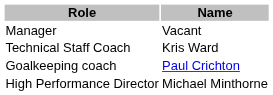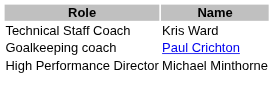- row: (31, 30)
